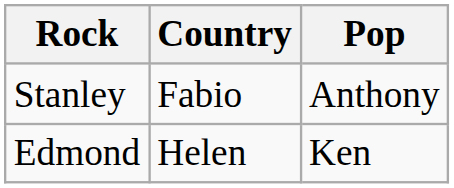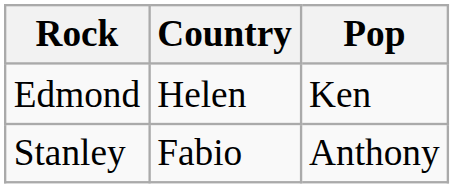rows swapped: (70, 93) <-> (77, 152)
